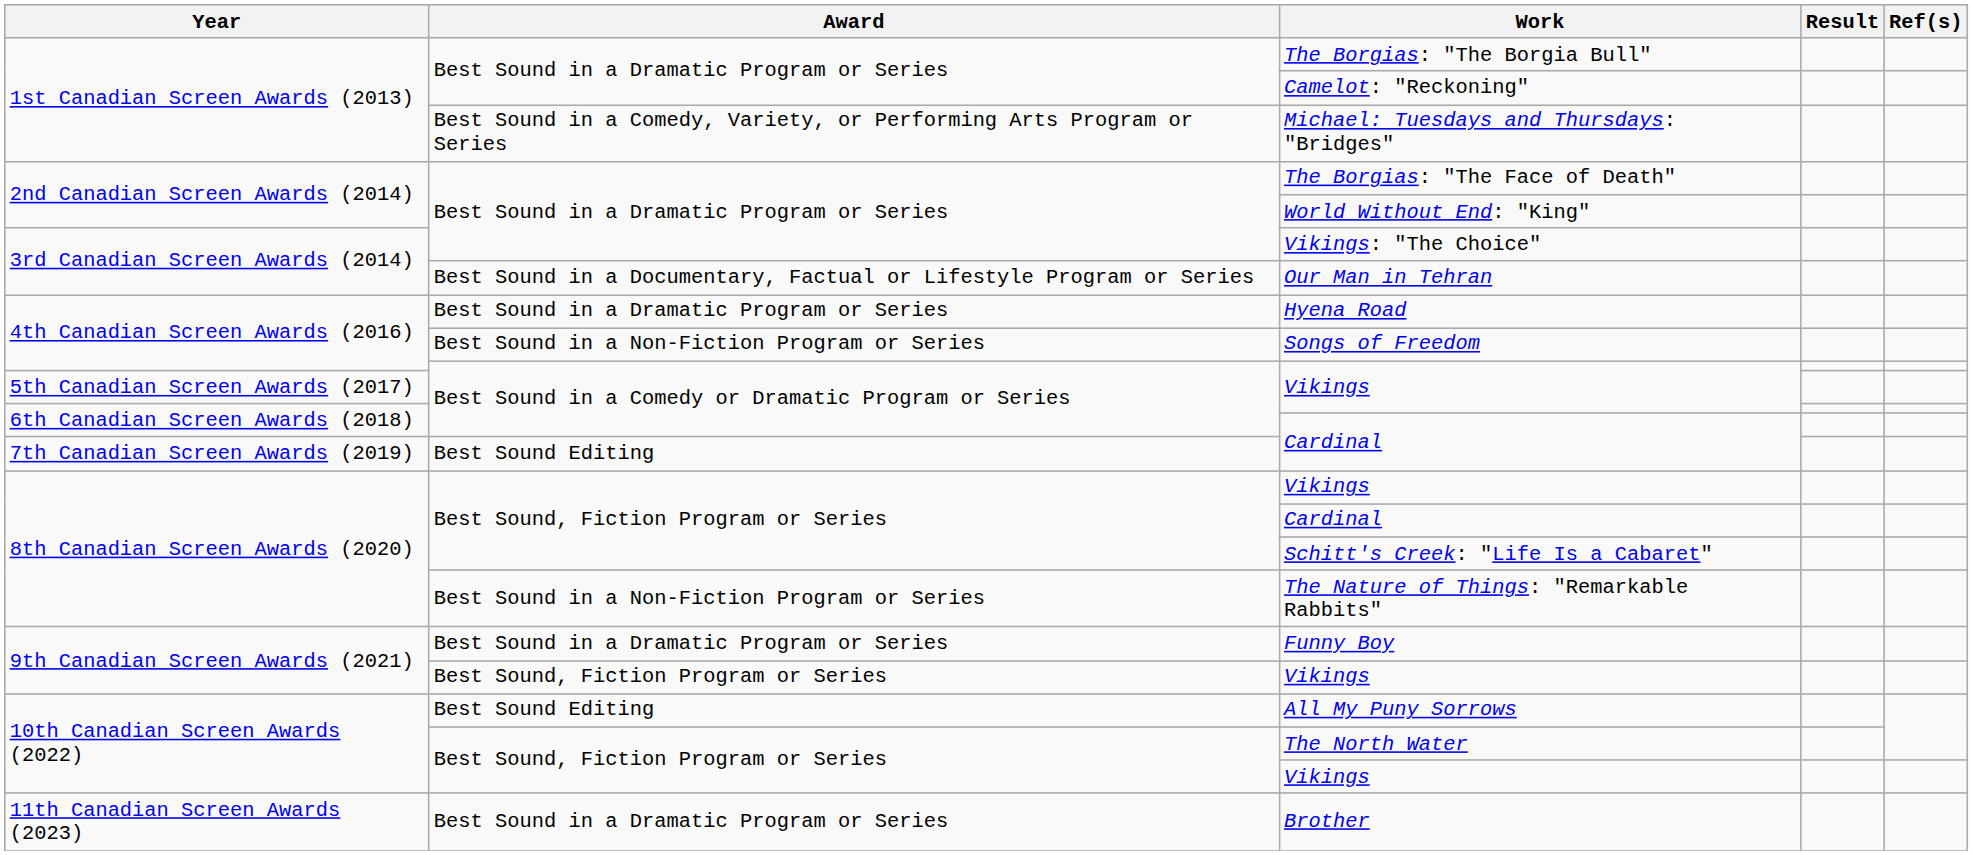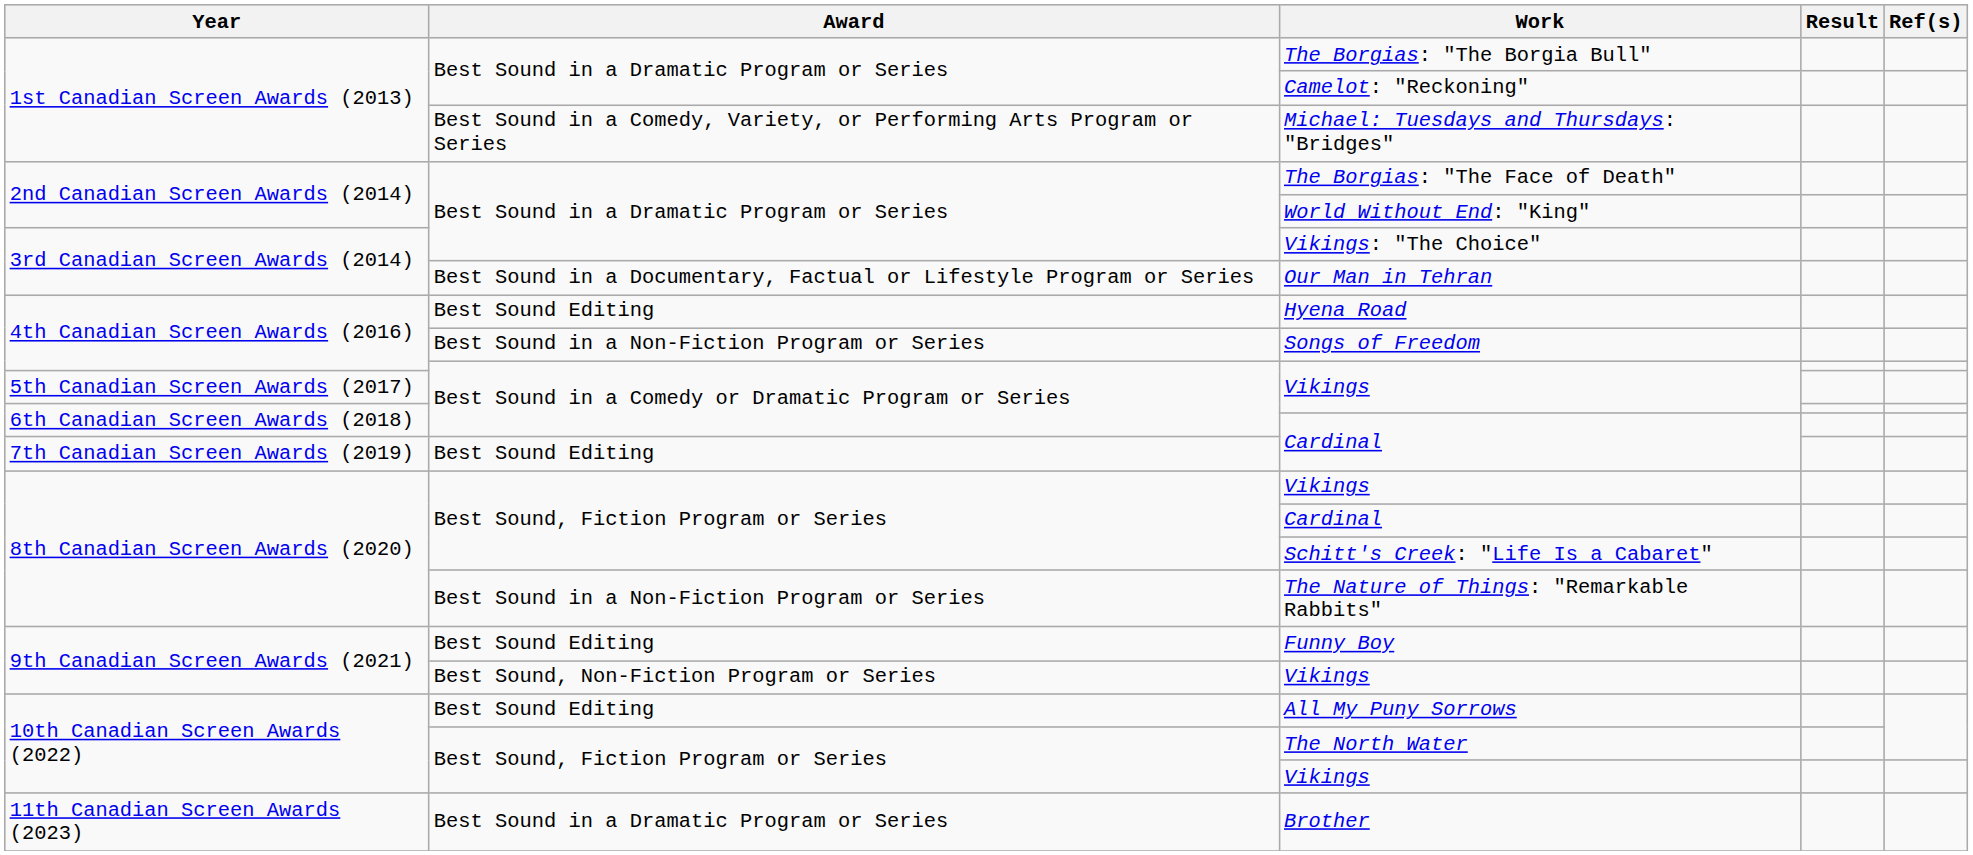(691, 311) Best Sound in a Dramatic Program or Series -> (544, 311) Best Sound Editing
(691, 644) Best Sound in a Dramatic Program or Series -> (544, 644) Best Sound Editing
(660, 677) Best Sound, Fiction Program or Series -> (685, 677) Best Sound, Non-Fiction Program or Series
